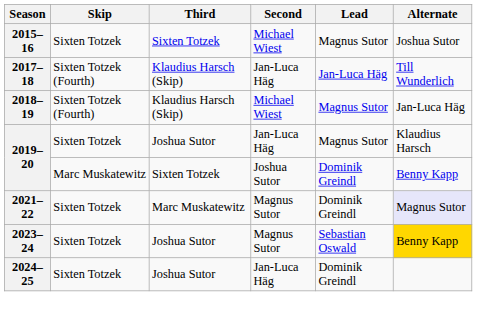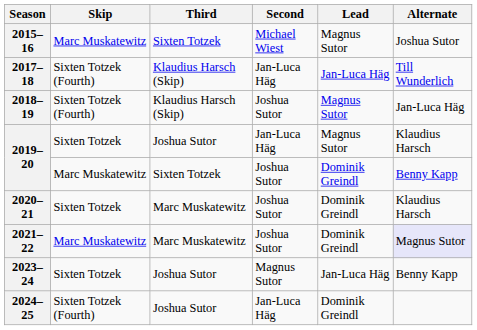(87, 40) Sixten Totzek -> (100, 40) Marc Muskatewitz
(274, 107) Michael Wiest -> (272, 107) Joshua Sutor
+ row: (27, 207)
(87, 207) Sixten Totzek -> (100, 241) Marc Muskatewitz
(273, 207) Magnus Sutor -> (272, 241) Joshua Sutor
(342, 241) Sebastian Oswald -> (355, 274) Jan-Luca Häg
(427, 241) gold background -> (427, 274) no background
(87, 274) Sixten Totzek -> (87, 307) Sixten Totzek (Fourth)
